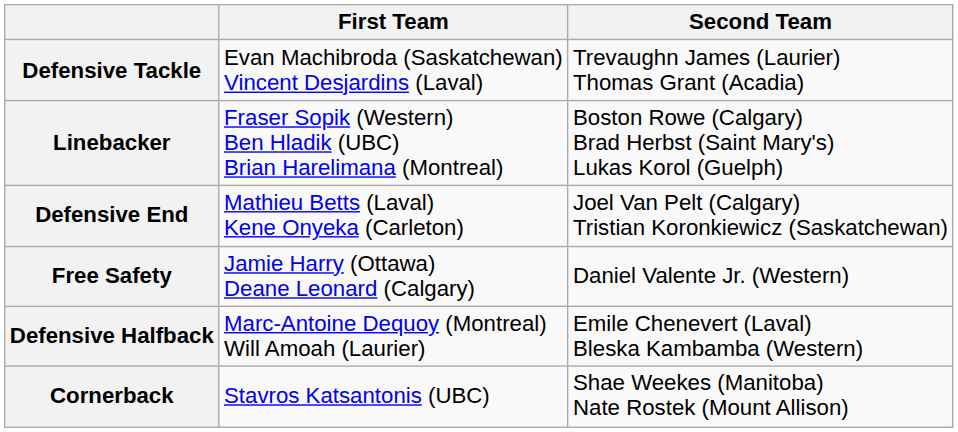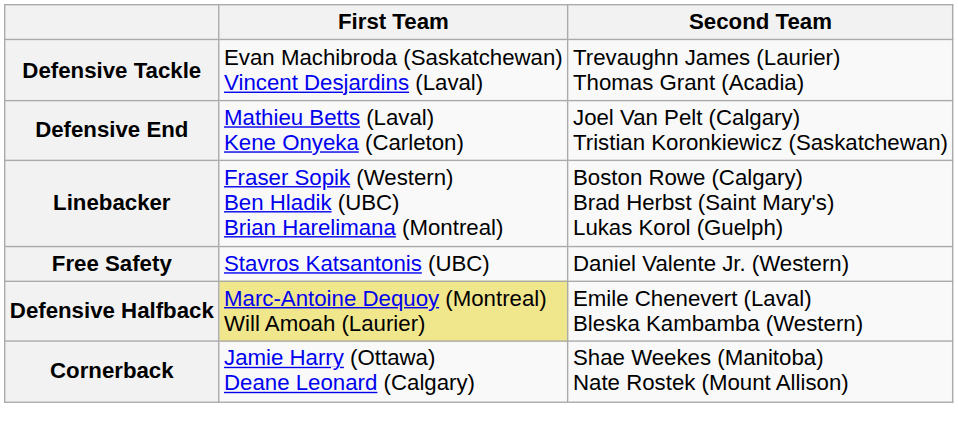rows swapped: (112, 215) <-> (112, 142)
(350, 275) Jamie Harry (Ottawa) Deane Leonard (Calgary) -> (357, 263) Stavros Katsantonis (UBC)
(385, 336) no background -> (385, 311) khaki background
(357, 396) Stavros Katsantonis (UBC) -> (350, 371) Jamie Harry (Ottawa) Deane Leonard (Calgary)
